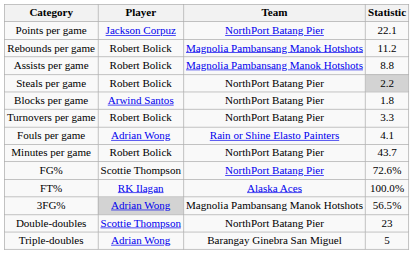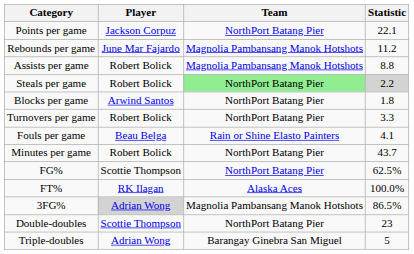(141, 48) Robert Bolick -> (141, 48) June Mar Fajardo
(274, 83) no background -> (274, 83) lightgreen background
(141, 135) Adrian Wong -> (141, 135) Beau Belga
(387, 170) 72.6% -> (387, 170) 62.5%
(387, 205) 56.5% -> (387, 205) 86.5%
